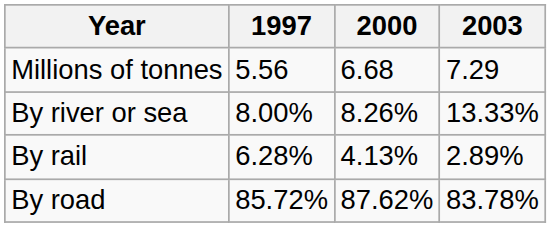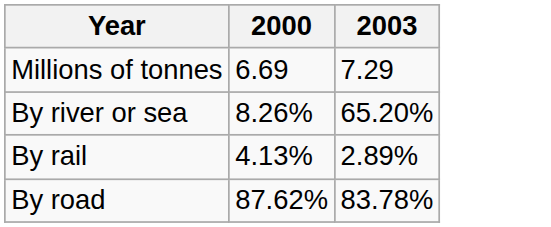- column: (282, 26)
(367, 69) 6.68 -> (262, 69) 6.69
(492, 112) 13.33% -> (387, 112) 65.20%
